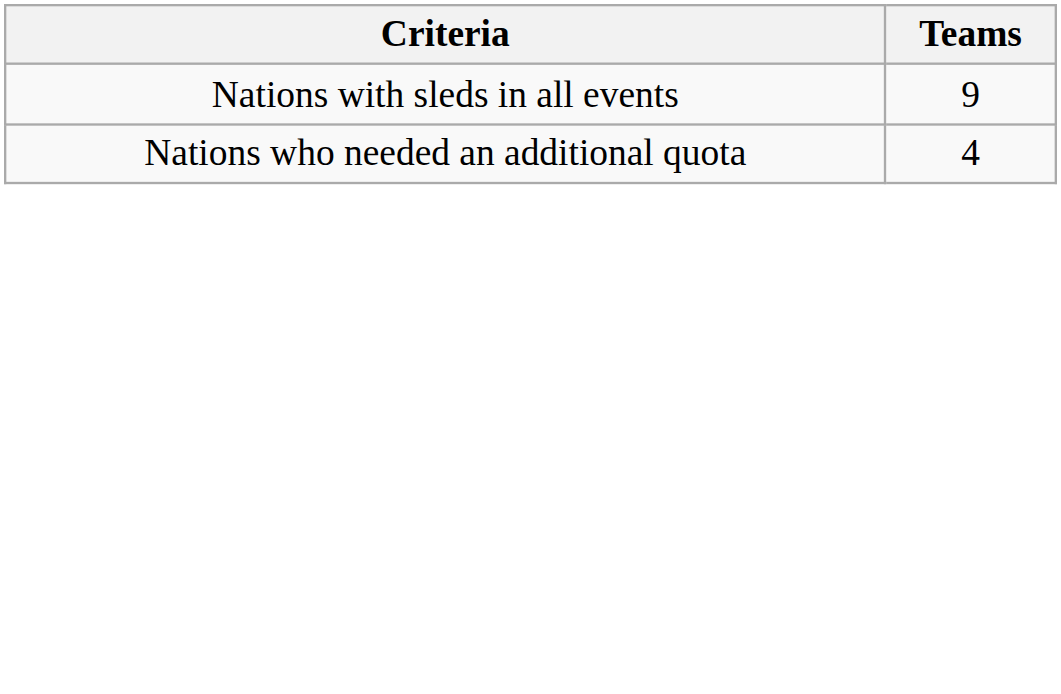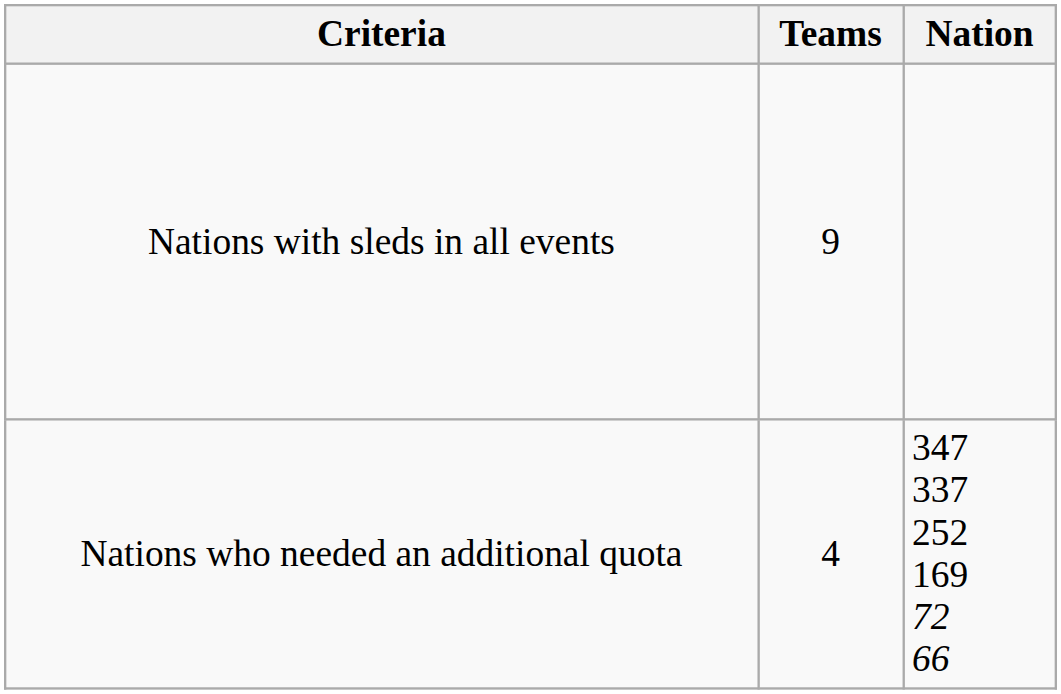+ column: (980, 34)
